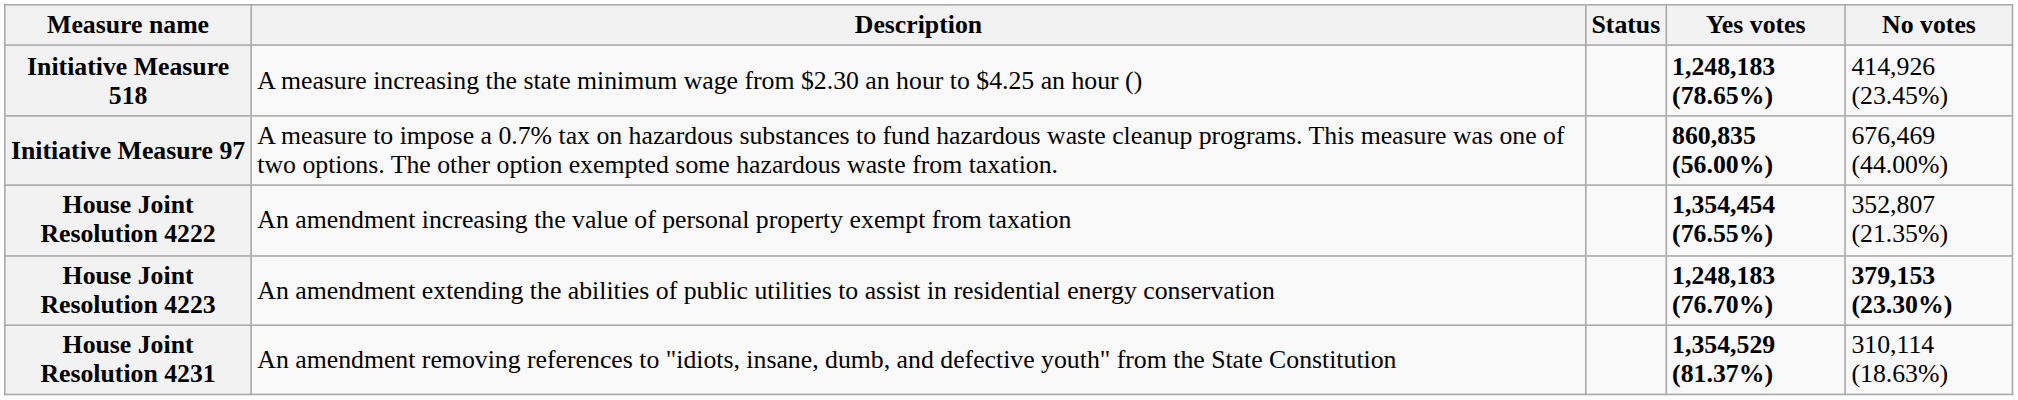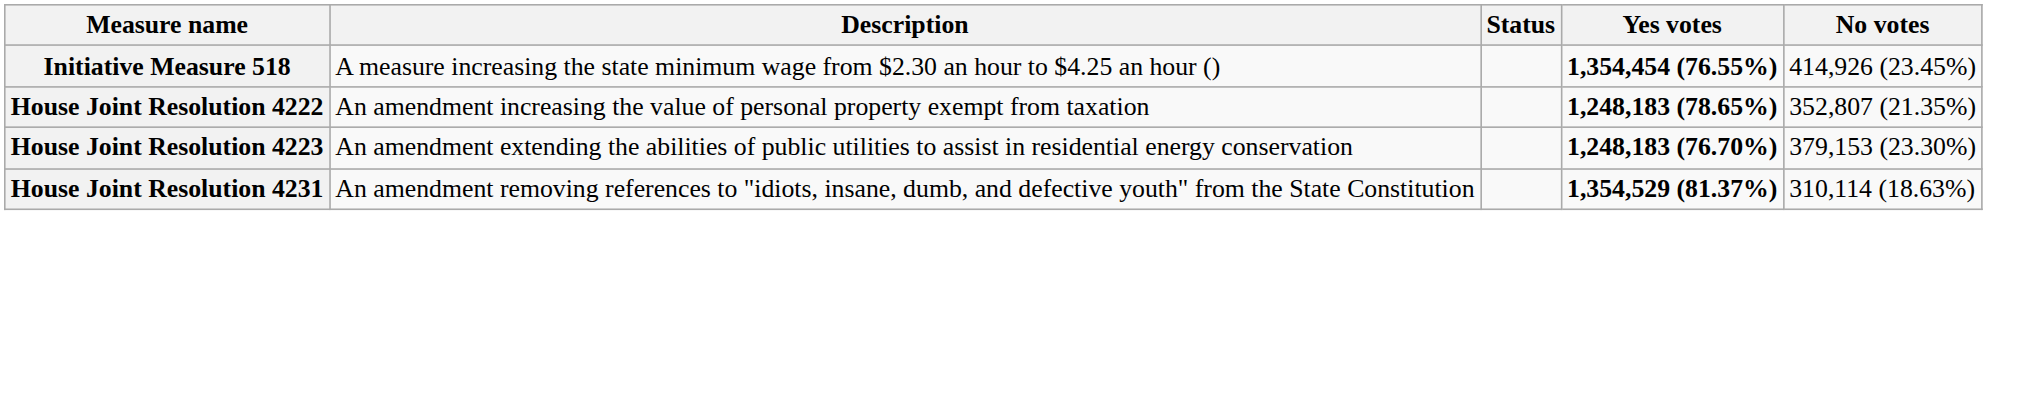(1724, 80) 1,248,183 (78.65%) -> (1672, 65) 1,354,454 (76.55%)
- row: (128, 150)
(1724, 219) 1,354,454 (76.55%) -> (1672, 106) 1,248,183 (78.65%)
(1902, 289) bold -> (1883, 147) normal
